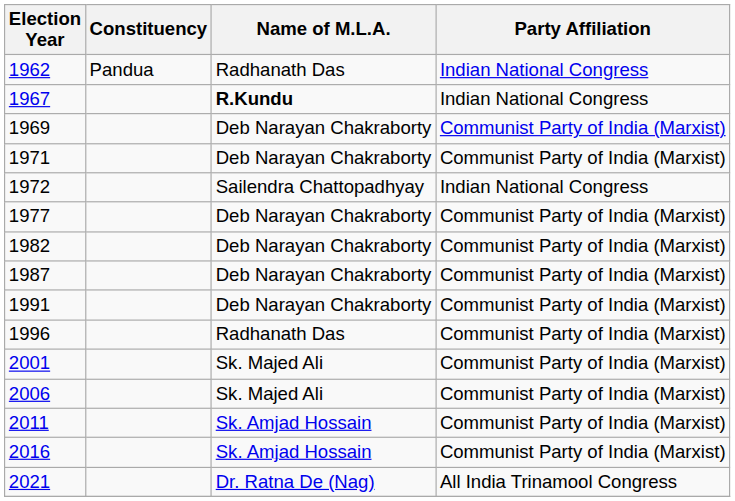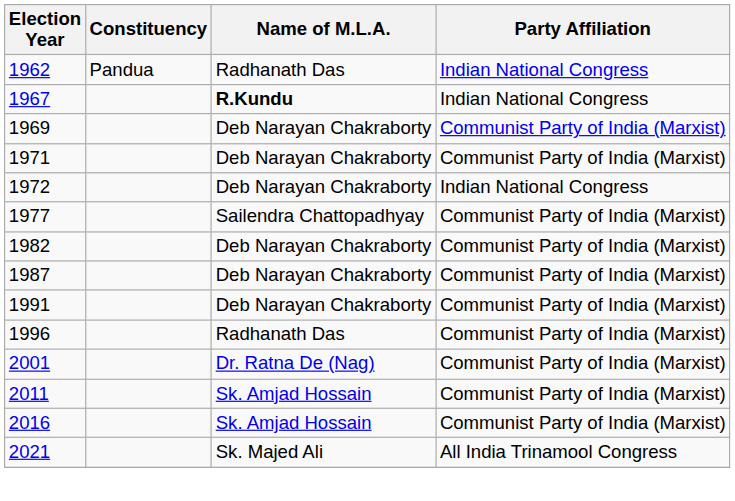(320, 187) Sailendra Chattopadhyay -> (324, 187) Deb Narayan Chakraborty
(324, 216) Deb Narayan Chakraborty -> (320, 216) Sailendra Chattopadhyay
(269, 363) Sk. Majed Ali -> (295, 363) Dr. Ratna De (Nag)
- row: (30, 393)
(295, 481) Dr. Ratna De (Nag) -> (269, 452) Sk. Majed Ali
